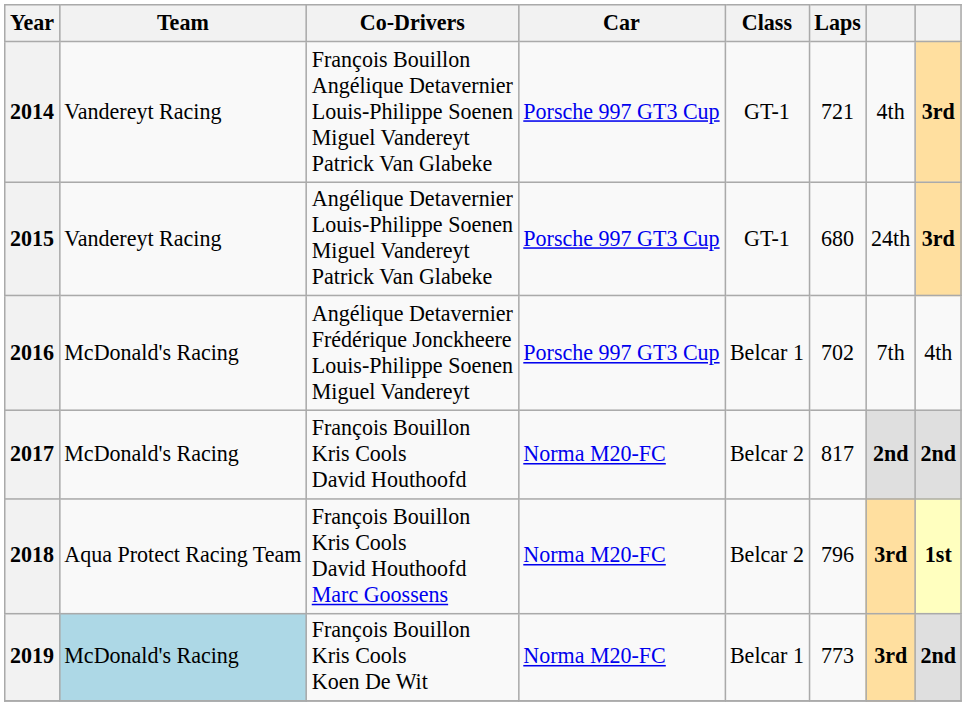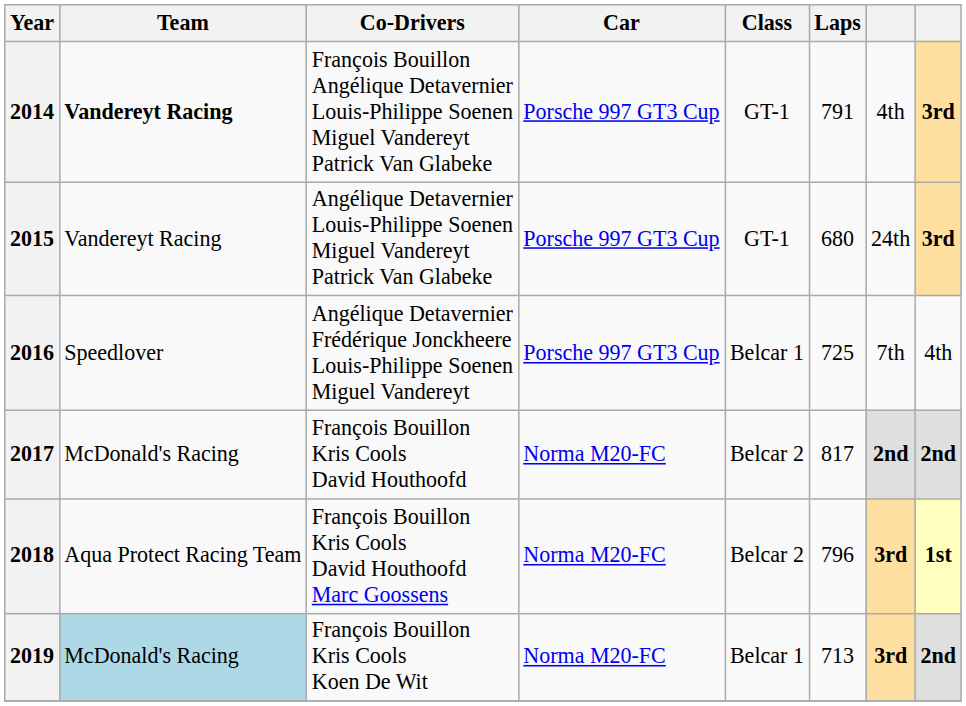(143, 111) normal -> (148, 111) bold
(837, 111) 721 -> (837, 111) 791
(152, 353) McDonald's Racing -> (114, 353) Speedlover
(837, 353) 702 -> (837, 353) 725
(837, 657) 773 -> (837, 657) 713
